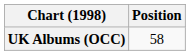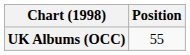(157, 38) 58 -> (157, 38) 55
